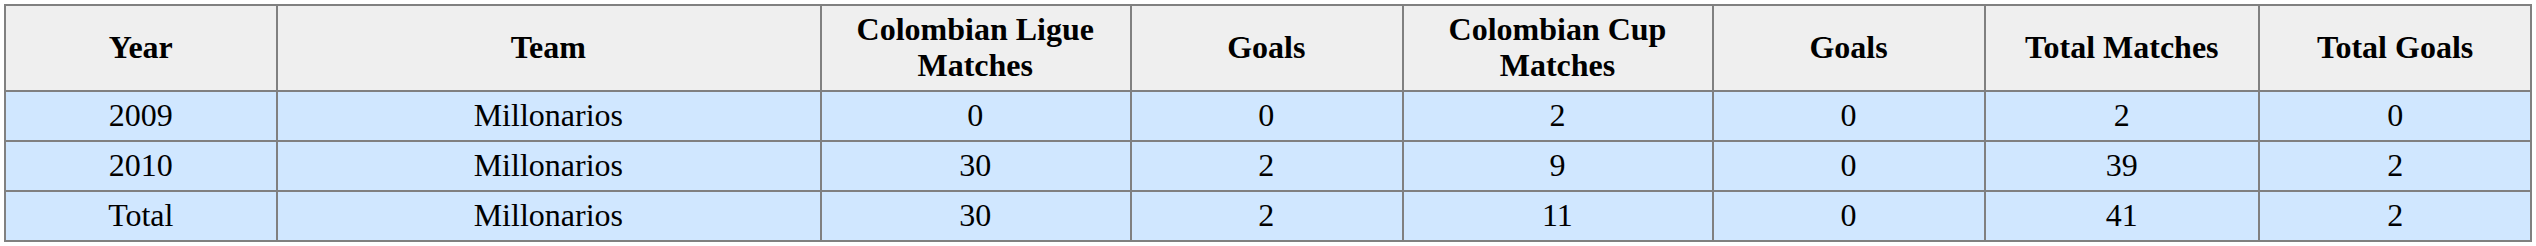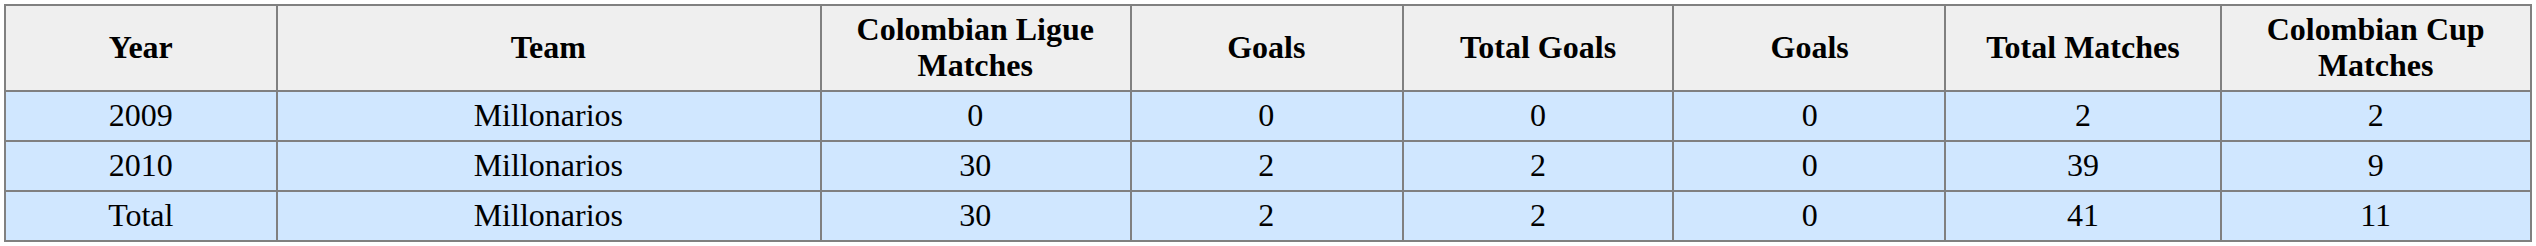columns swapped: (1557, 47) <-> (2395, 47)
